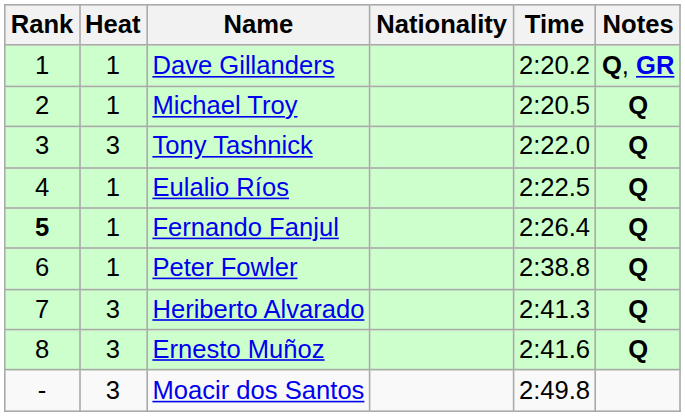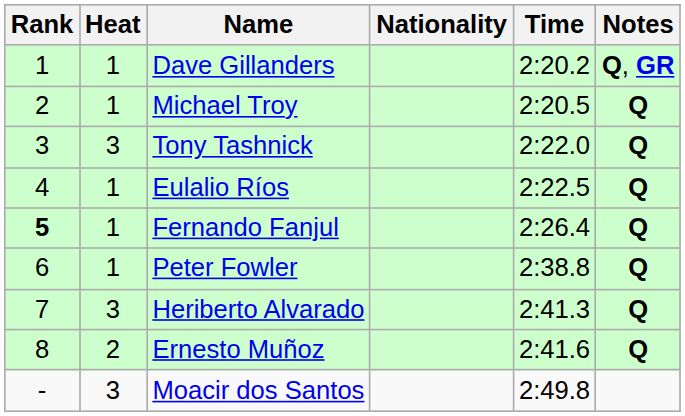(113, 349) 3 -> (113, 349) 2
